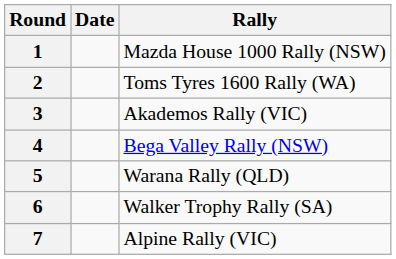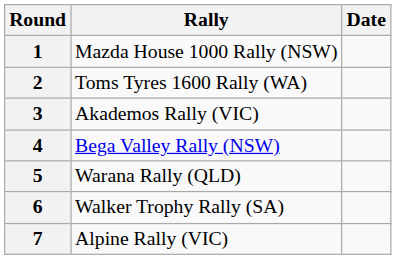columns swapped: (255, 20) <-> (95, 20)
